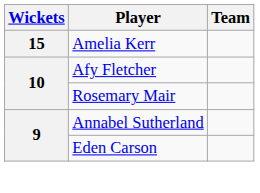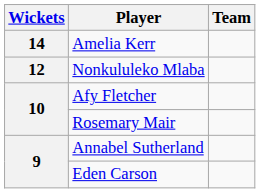(37, 43) 15 -> (37, 43) 14
+ row: (139, 69)
